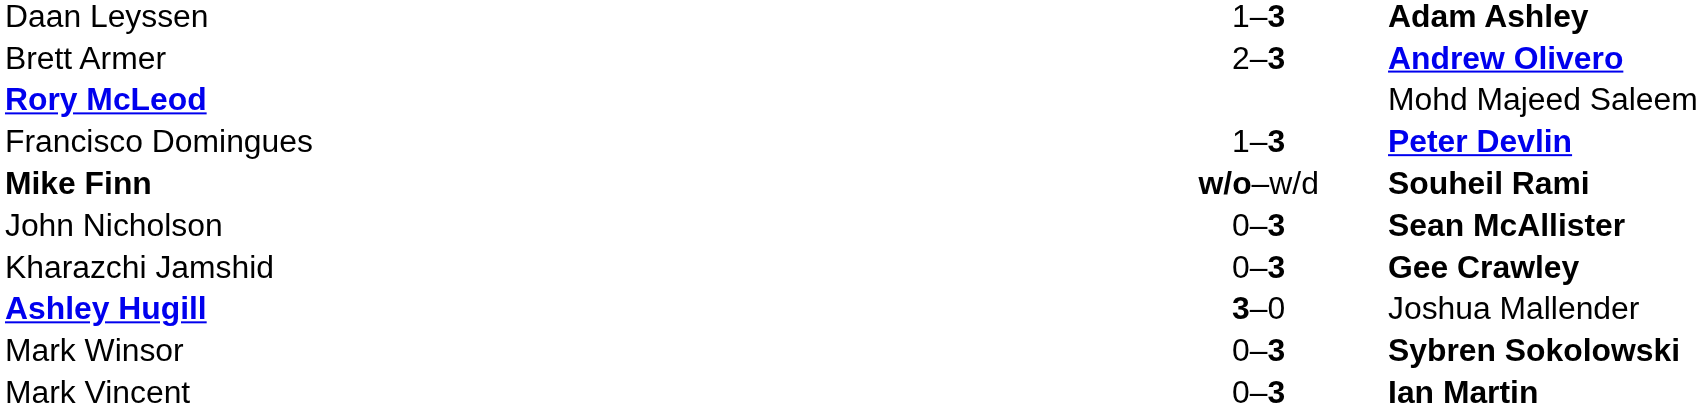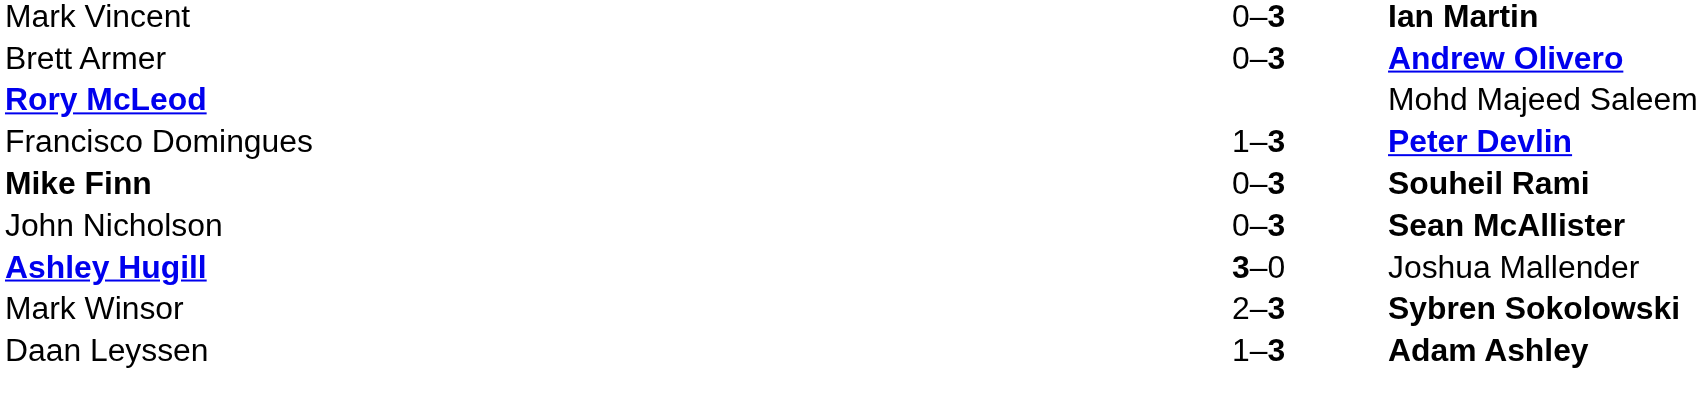rows swapped: (107, 16) <-> (98, 392)
(1259, 58) 2–3 -> (1259, 58) 0–3
(1259, 183) w/o–w/d -> (1259, 183) 0–3
- row: (139, 267)
(1259, 350) 0–3 -> (1259, 308) 2–3
